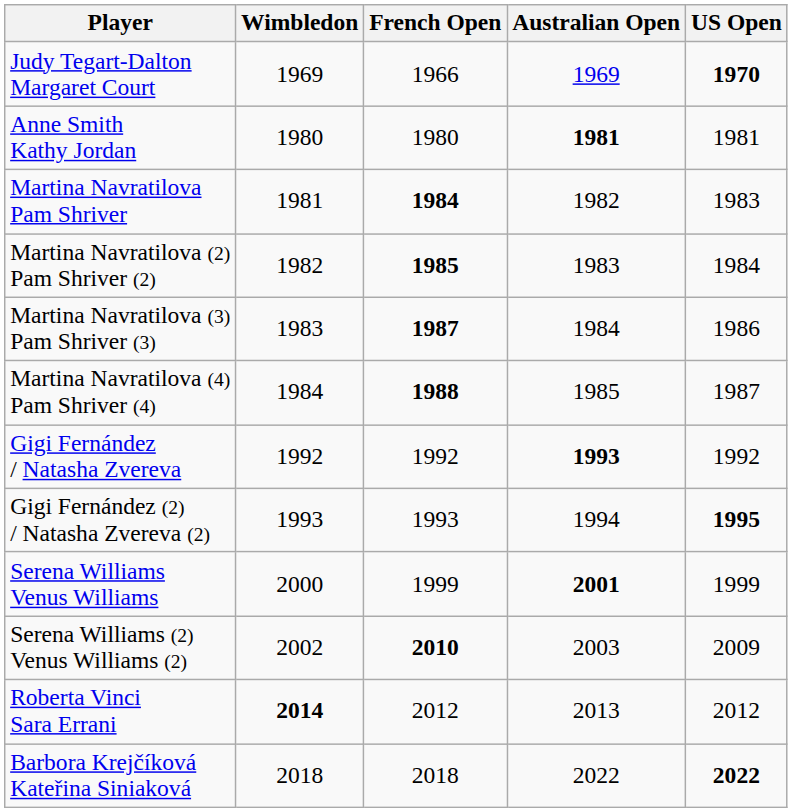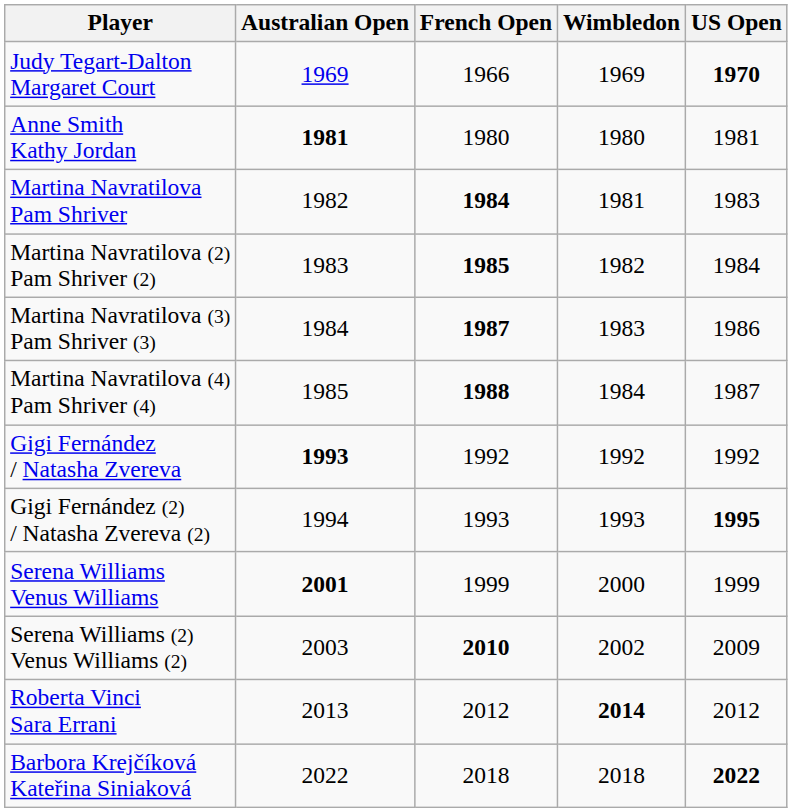columns swapped: (596, 23) <-> (300, 23)
